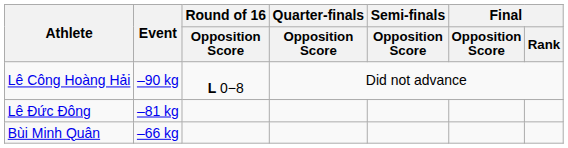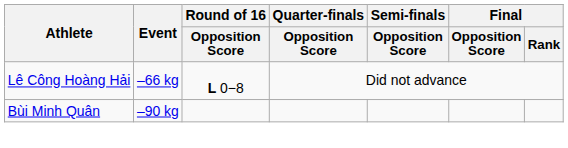(158, 81) –90 kg -> (158, 81) –66 kg
- row: (49, 111)
(158, 133) –66 kg -> (158, 111) –90 kg
